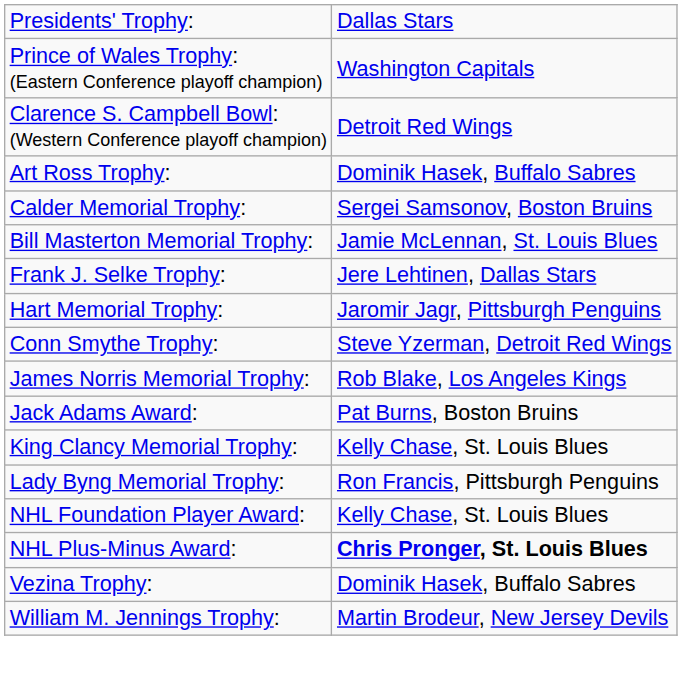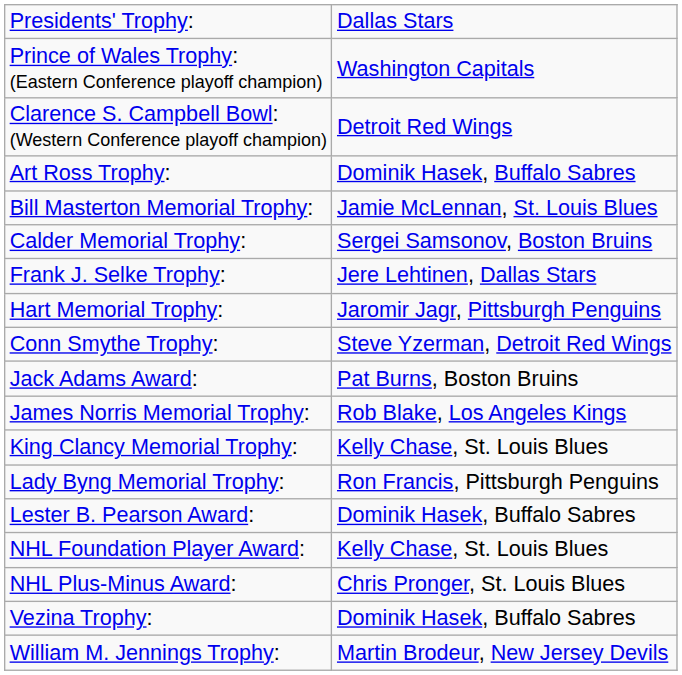rows swapped: (162, 241) <-> (128, 207)
rows swapped: (104, 412) <-> (160, 378)
+ row: (132, 515)
(492, 549) bold -> (481, 584) normal
